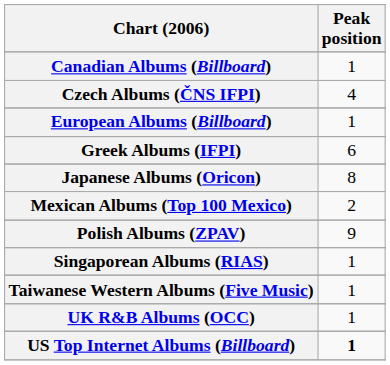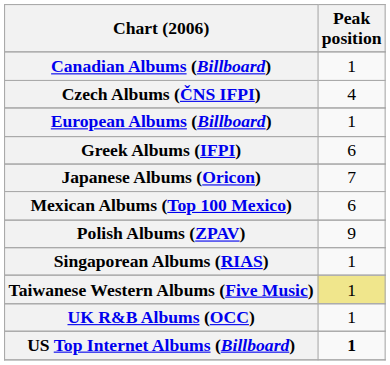(352, 177) 8 -> (352, 177) 7
(352, 205) 2 -> (352, 205) 6
(352, 289) no background -> (352, 289) khaki background
